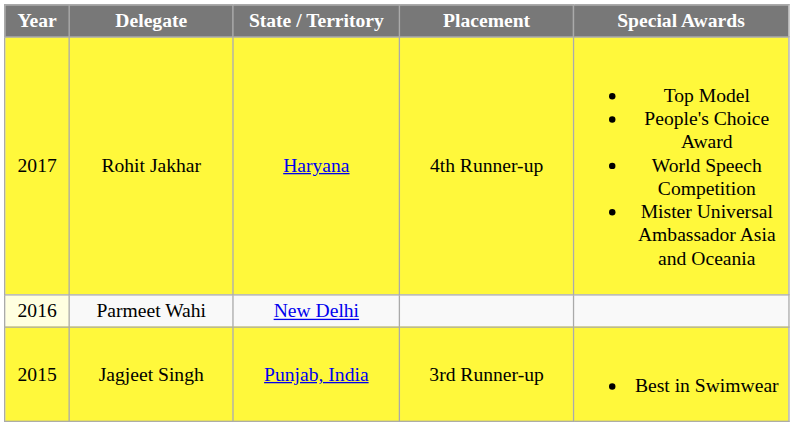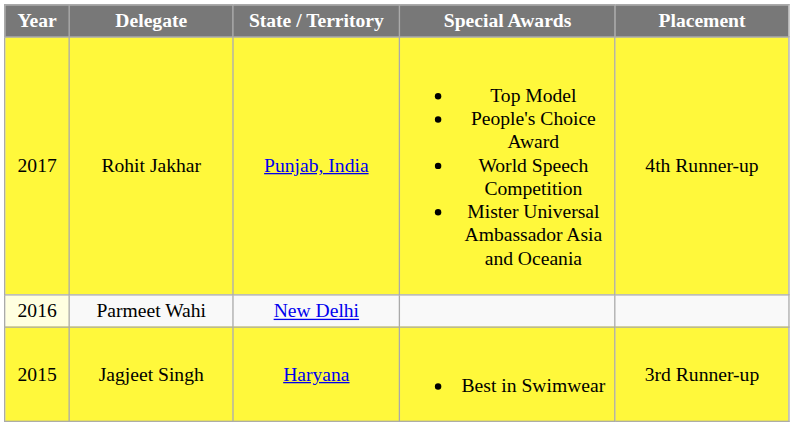columns swapped: (487, 20) <-> (681, 20)
(316, 165) Haryana -> (316, 165) Punjab, India
(316, 373) Punjab, India -> (316, 373) Haryana
